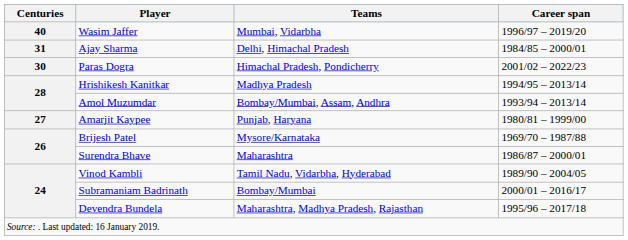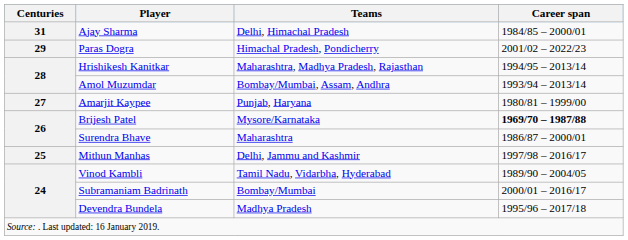- row: (108, 31)
(40, 66) 30 -> (40, 48) 29
(274, 84) Madhya Pradesh -> (330, 66) Maharashtra, Madhya Pradesh, Rajasthan
(544, 137) normal -> (544, 119) bold
+ row: (114, 155)
(330, 208) Maharashtra, Madhya Pradesh, Rajasthan -> (274, 208) Madhya Pradesh
